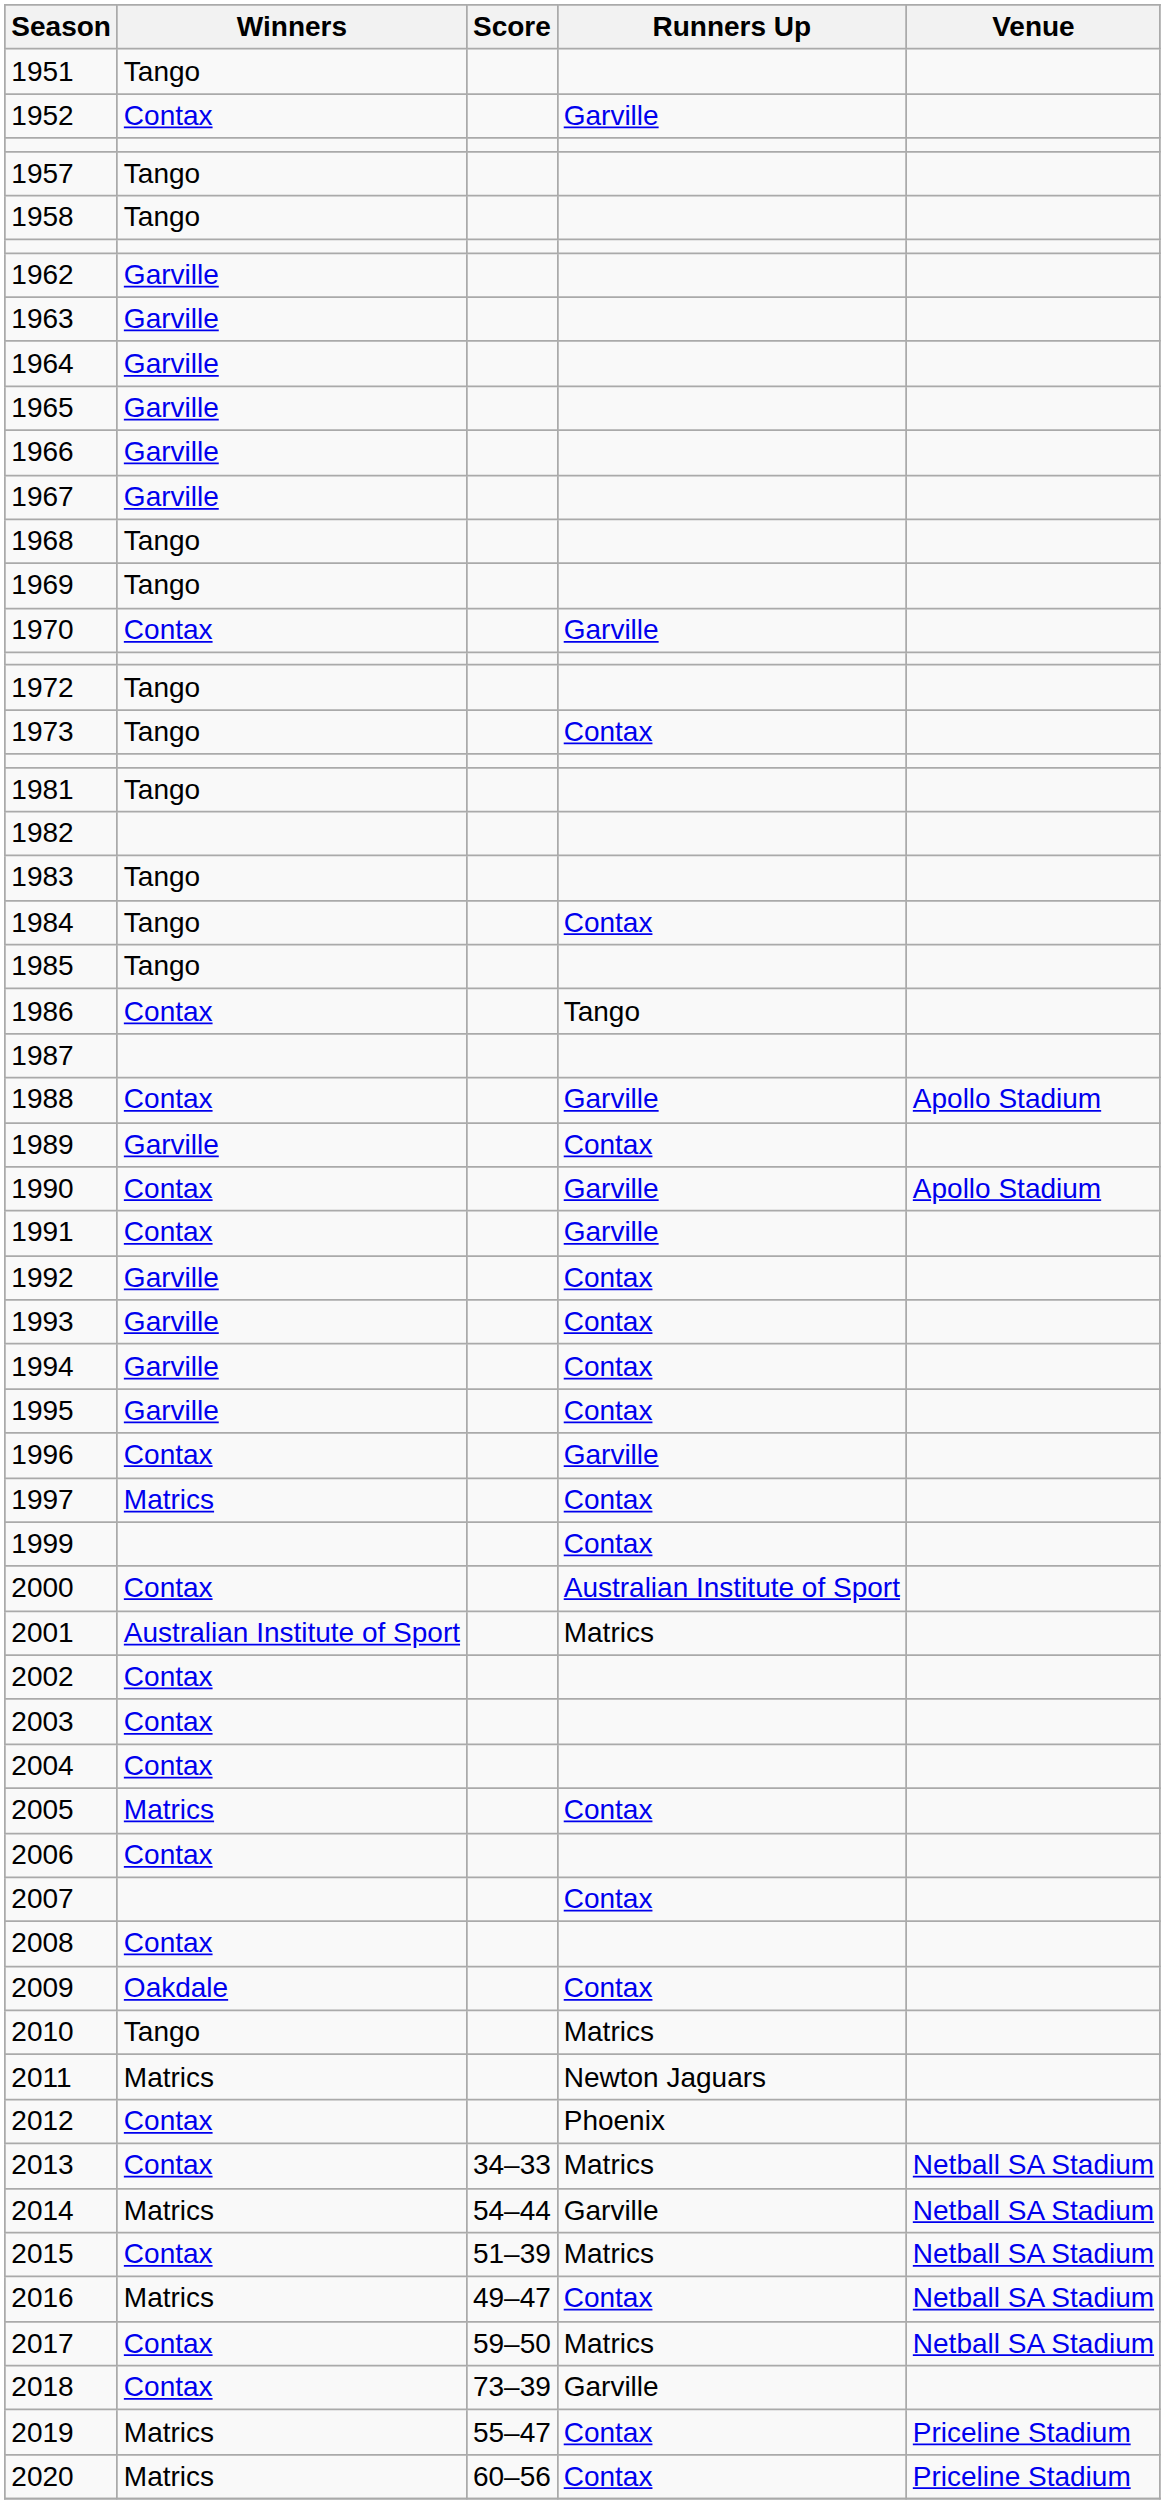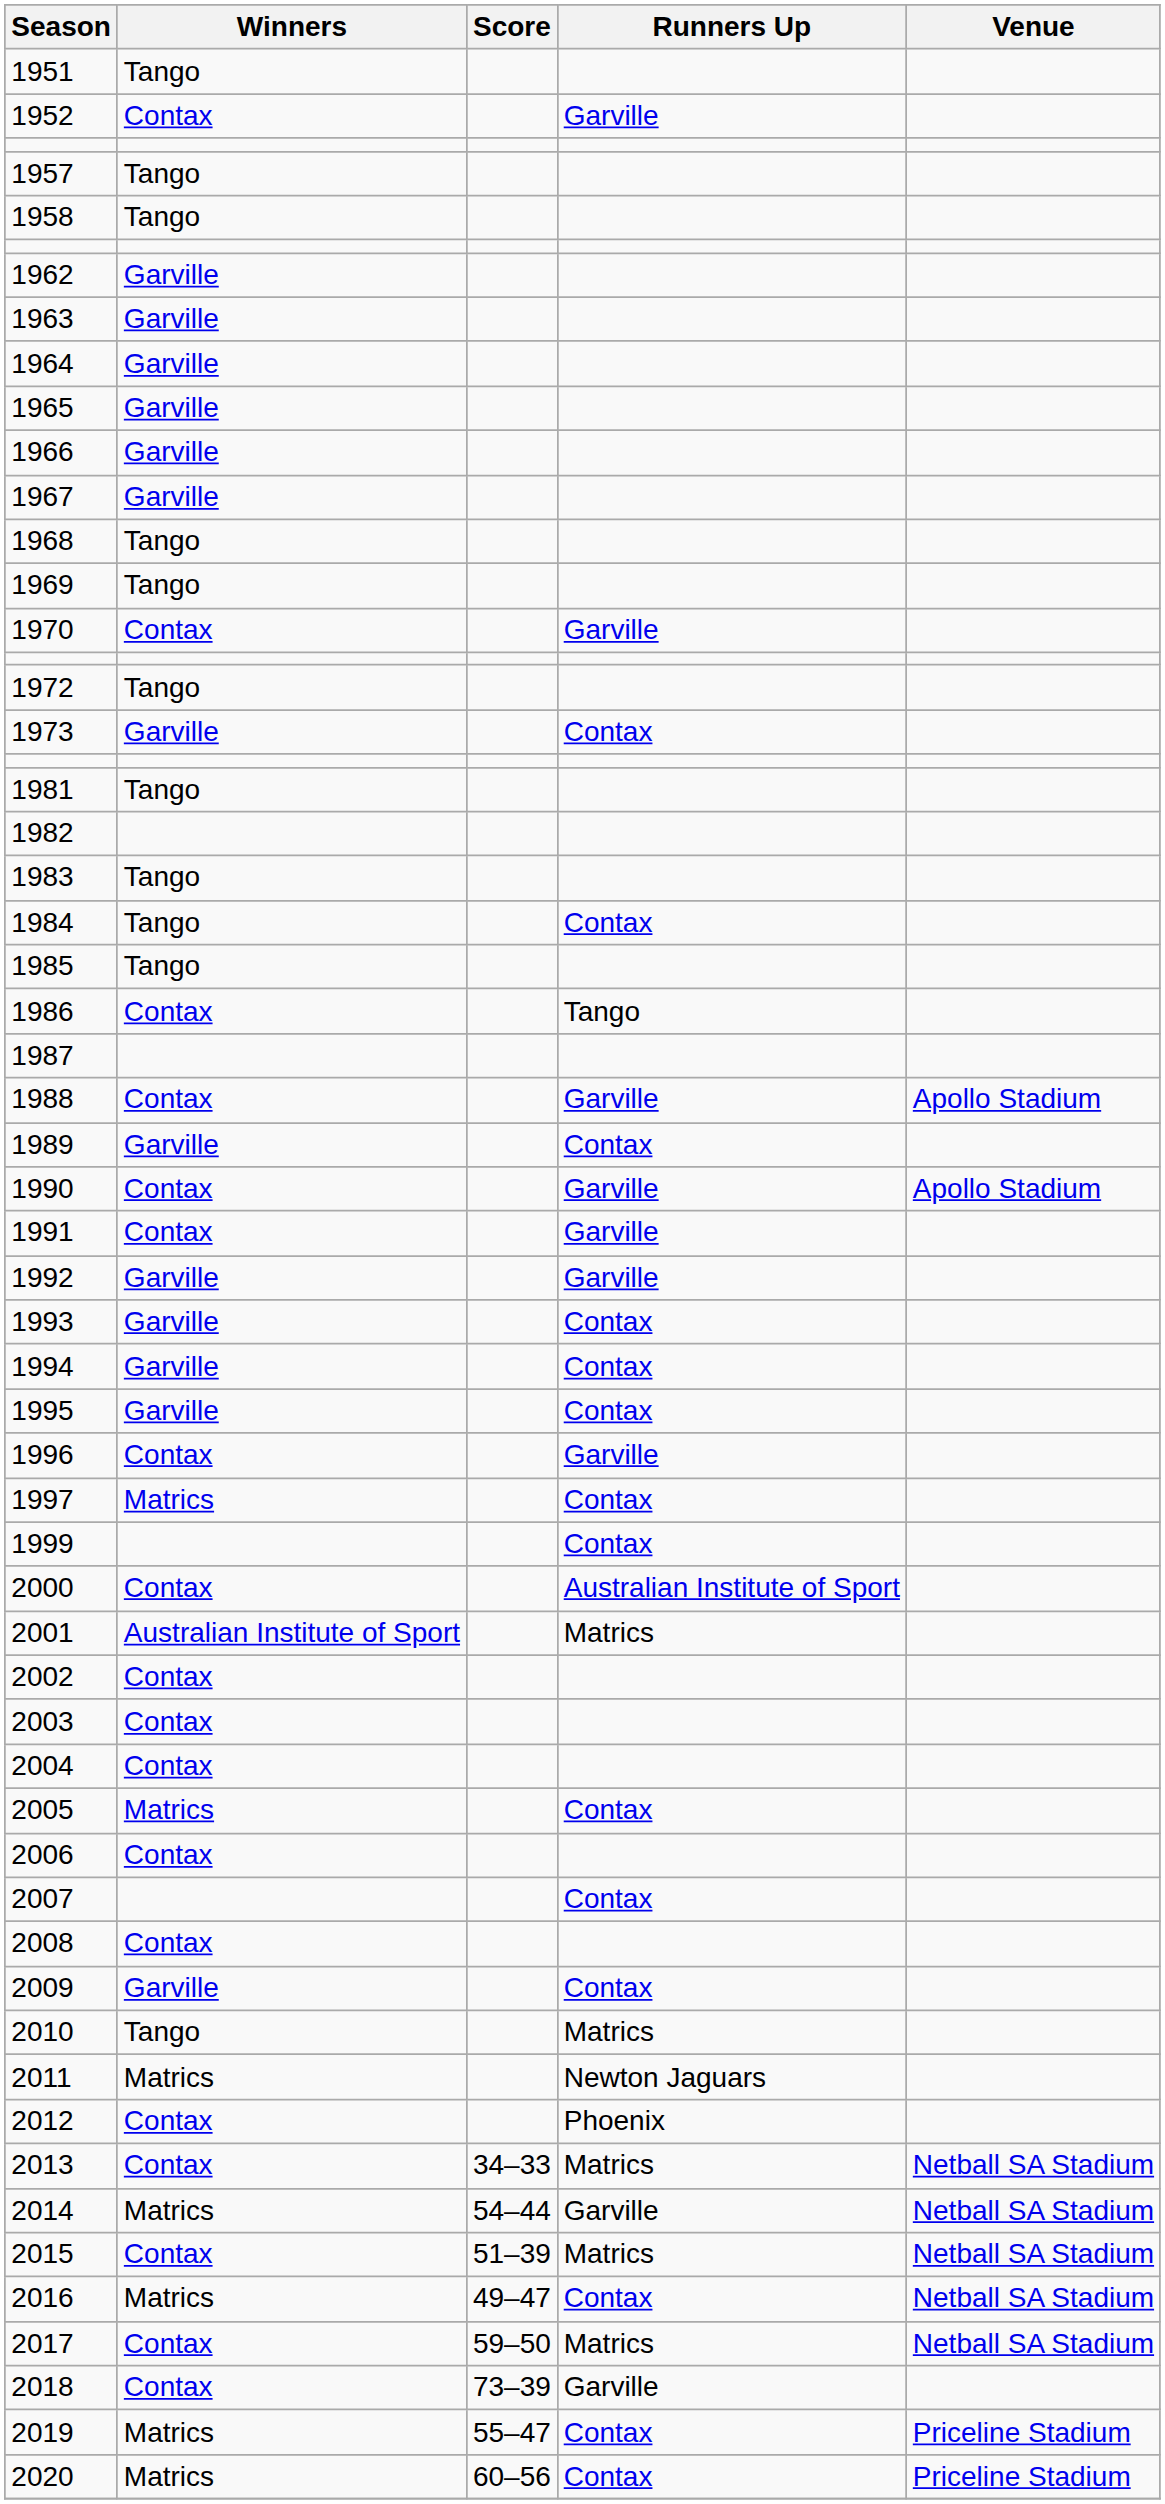(162, 731) Tango -> (171, 731) Garville
(608, 1277) Contax -> (611, 1277) Garville
(176, 1987) Oakdale -> (171, 1987) Garville
